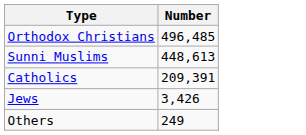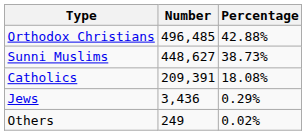+ column: (260, 15)
(188, 57) 448,613 -> (188, 57) 448,627
(180, 99) 3,426 -> (180, 99) 3,436
